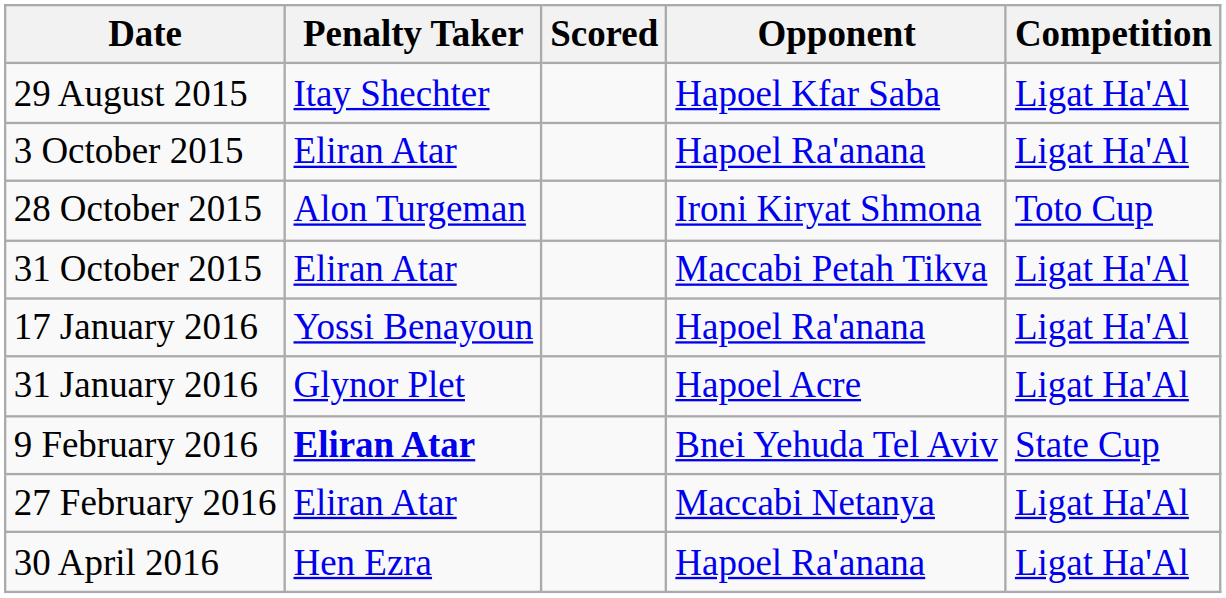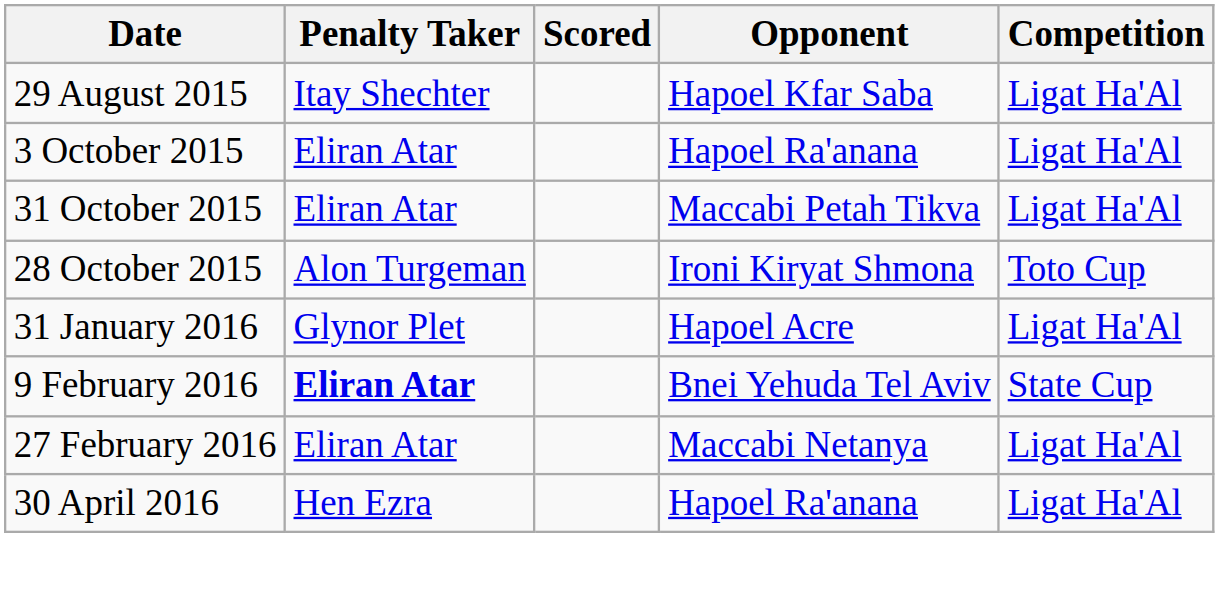rows swapped: (138, 209) <-> (138, 268)
- row: (136, 326)
